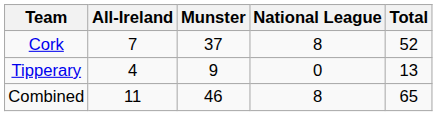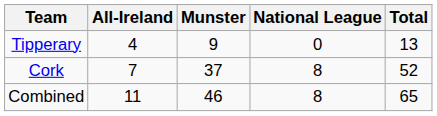rows swapped: (46, 44) <-> (46, 70)
